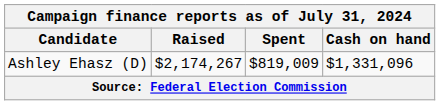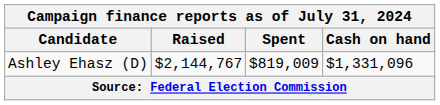(198, 64) $2,174,267 -> (198, 64) $2,144,767
